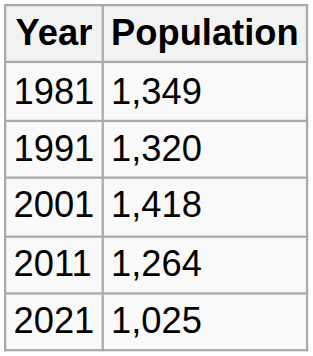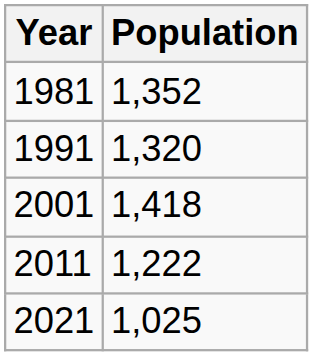(156, 90) 1,349 -> (156, 90) 1,352
(156, 263) 1,264 -> (156, 263) 1,222
